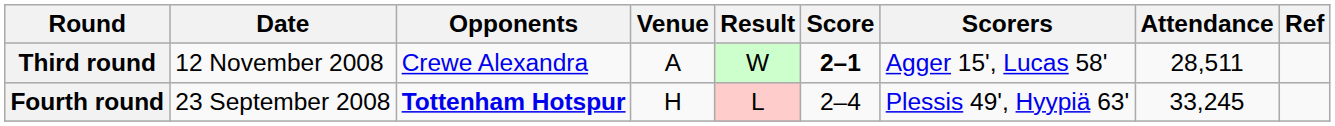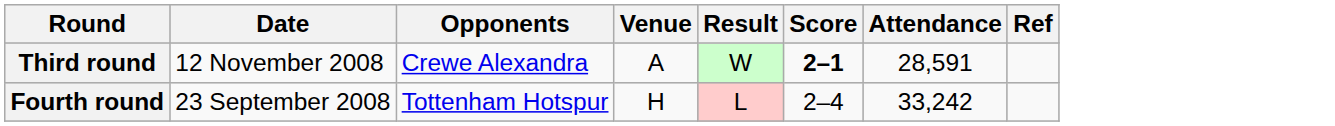- column: (1007, 23)
(1207, 62) 28,511 -> (935, 62) 28,591
(514, 101) bold -> (505, 101) normal
(1207, 101) 33,245 -> (935, 101) 33,242
